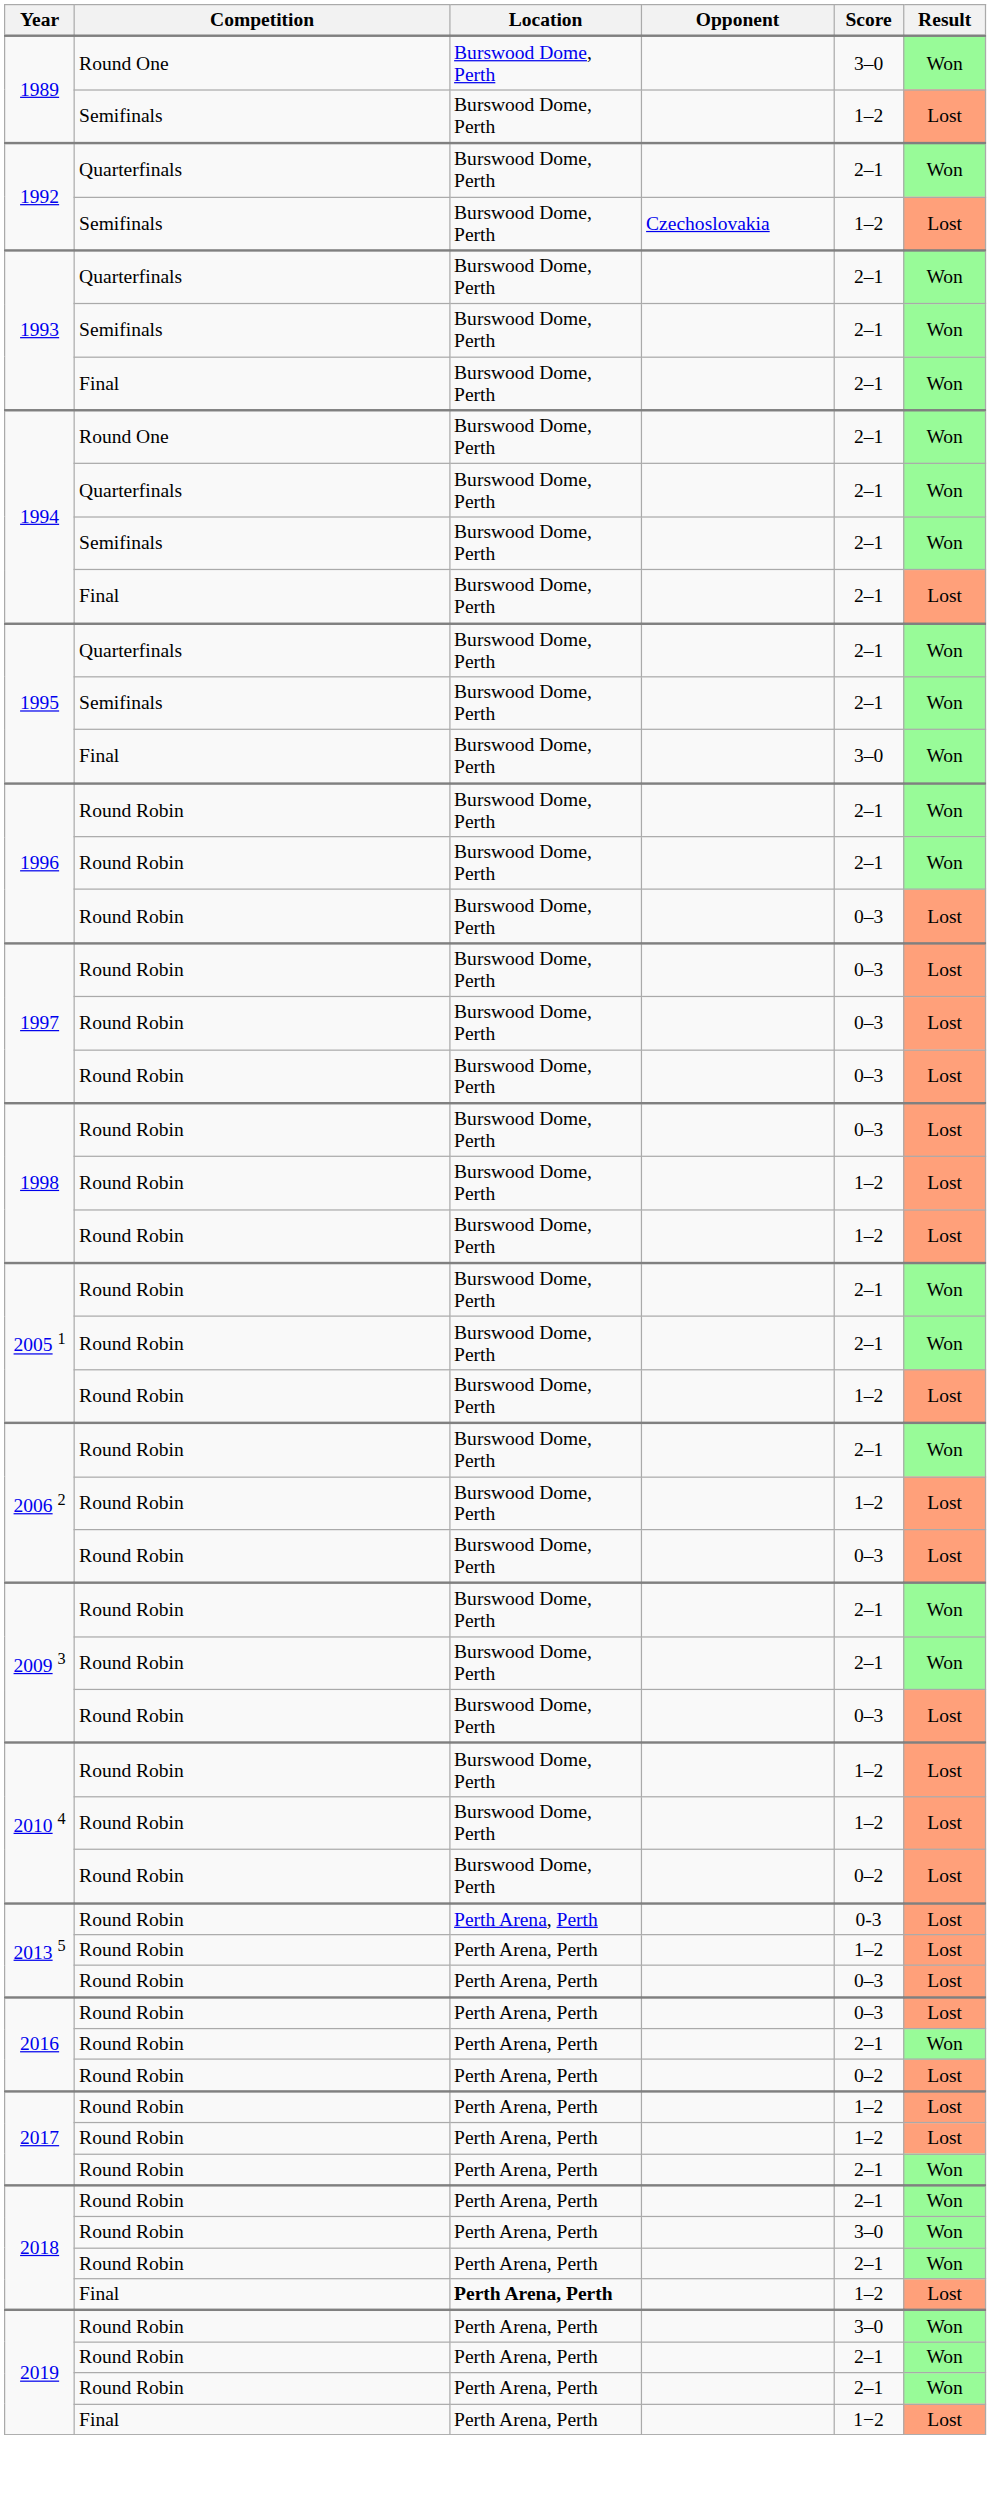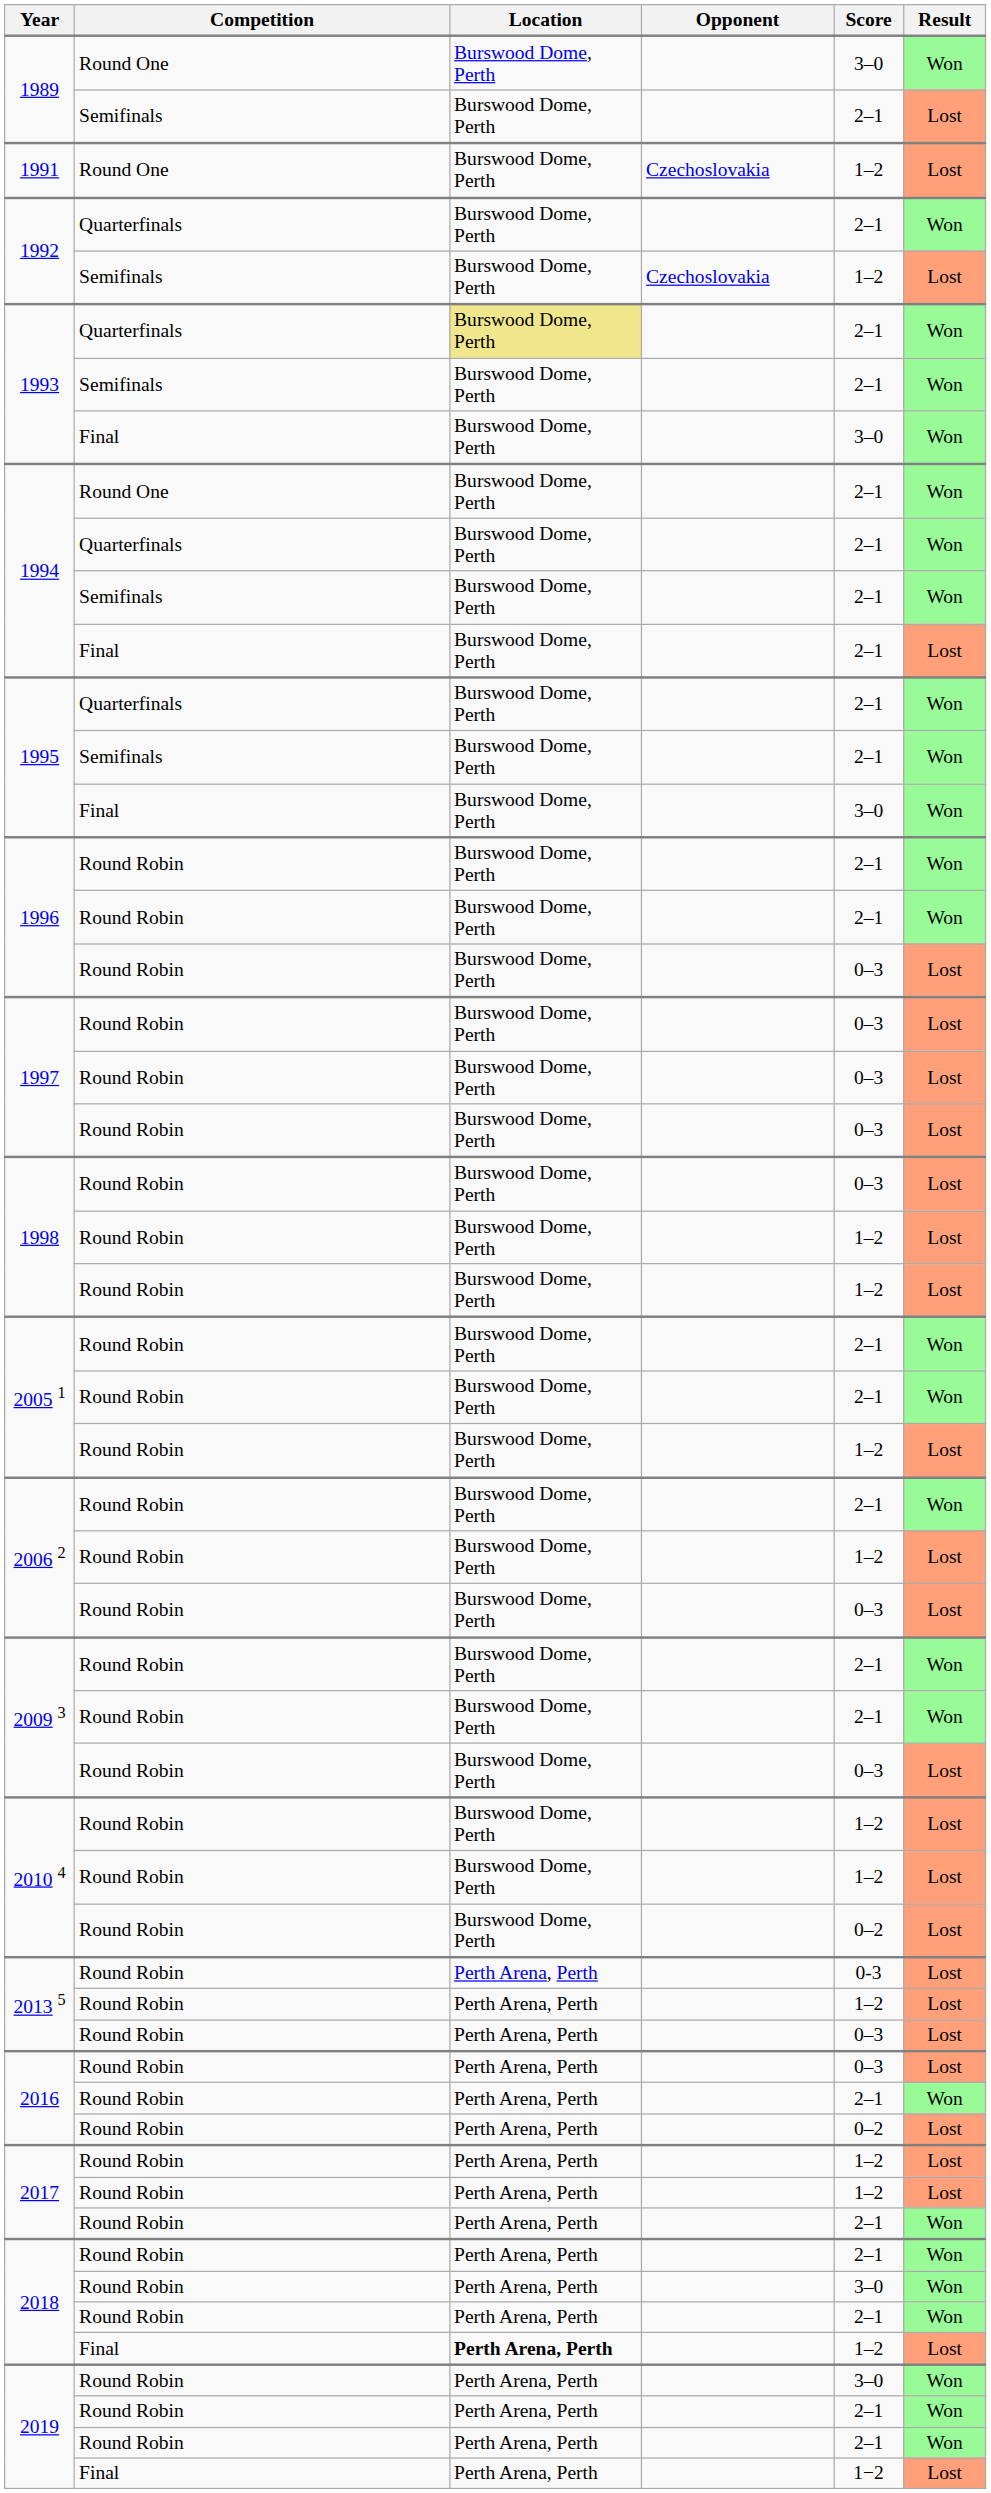(869, 116) 1–2 -> (869, 116) 2–1
+ row: (40, 170)
(523, 277) no background -> (523, 331) khaki background
(869, 383) 2–1 -> (869, 437) 3–0
